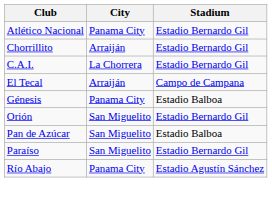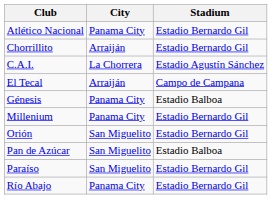(202, 64) Estadio Bernardo Gil -> (210, 64) Estadio Agustín Sánchez
+ row: (30, 116)
(210, 168) Estadio Agustín Sánchez -> (202, 185) Estadio Bernardo Gil
